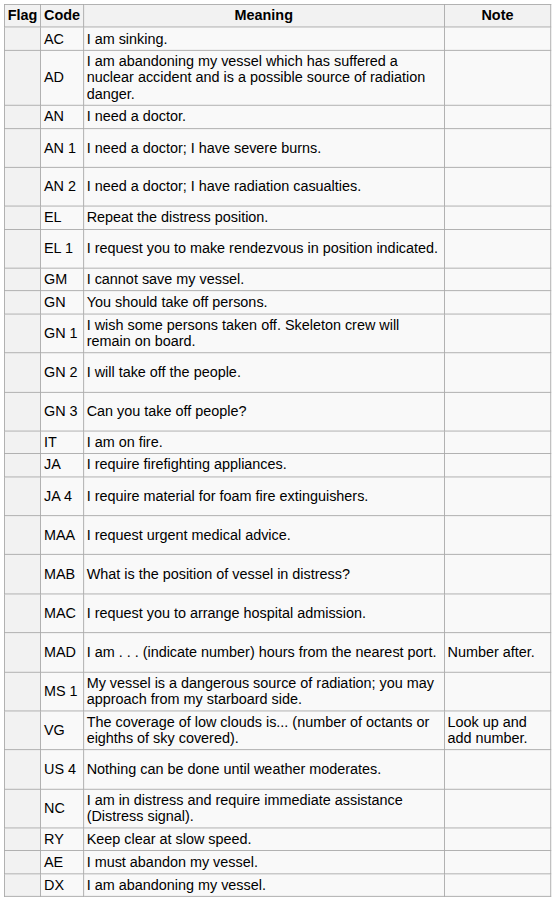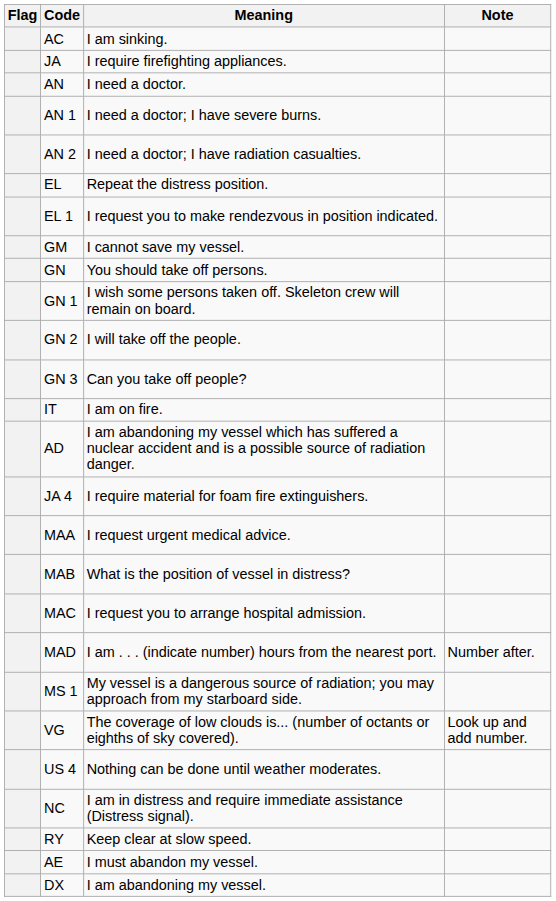rows swapped: (54, 77) <-> (52, 465)
